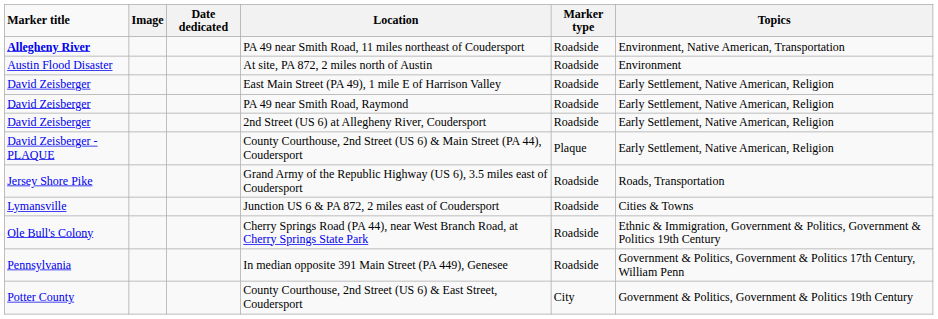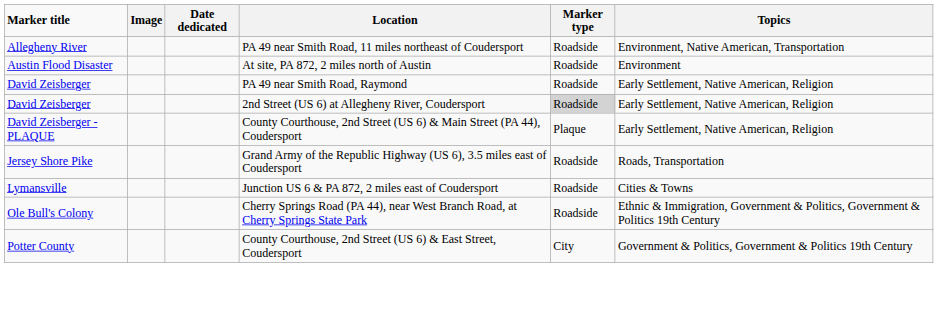(49, 46) bold -> (47, 46) normal
- row: (372, 84)
(576, 122) no background -> (576, 103) lightgrey background
- row: (376, 265)
